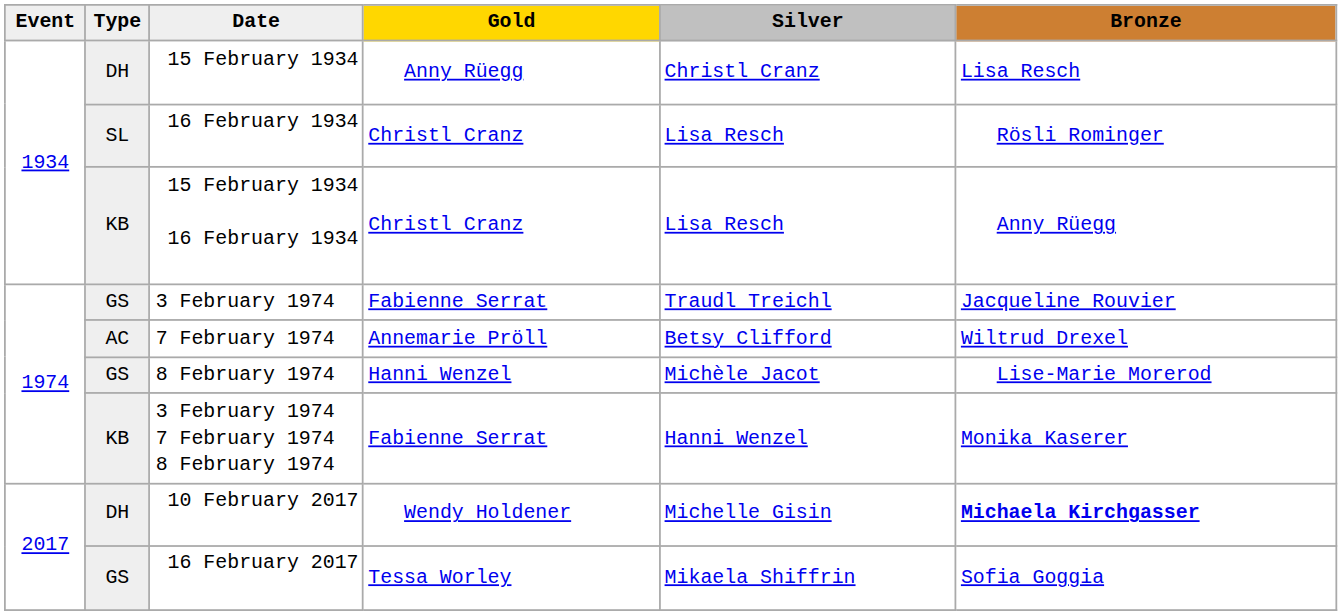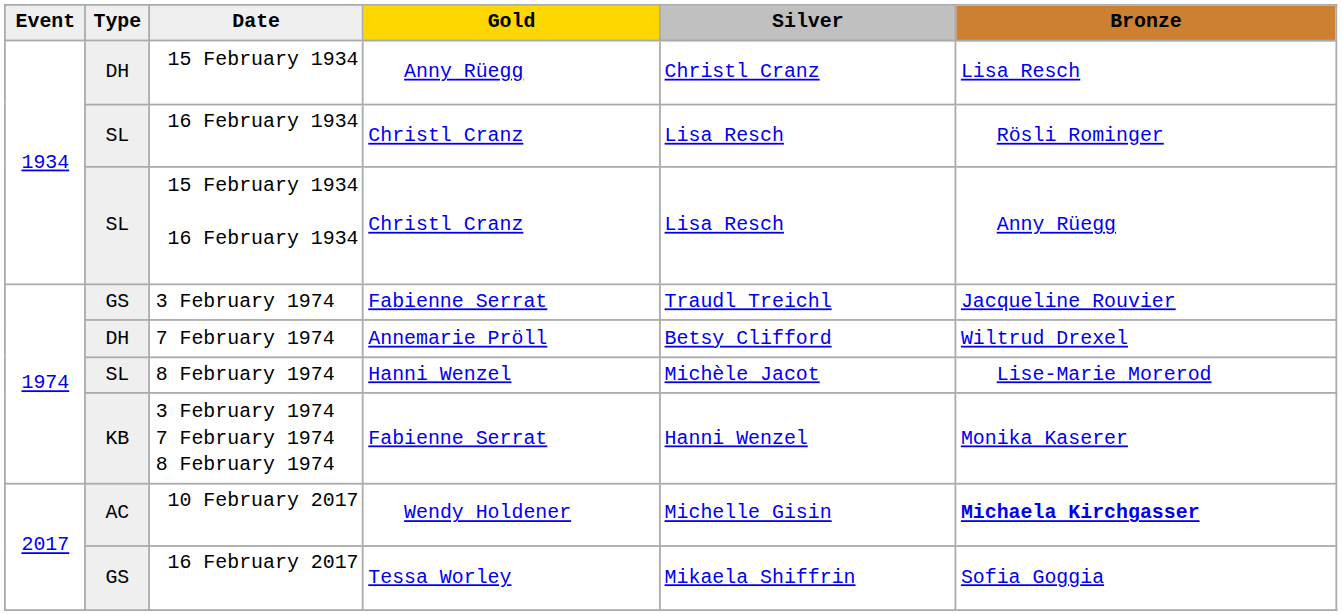(117, 225) KB -> (117, 225) SL
(117, 338) AC -> (117, 338) DH
(117, 374) GS -> (117, 374) SL
(117, 514) DH -> (117, 514) AC
